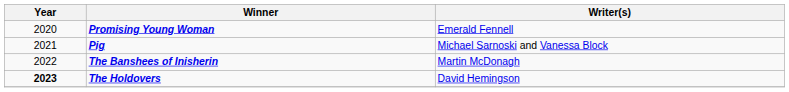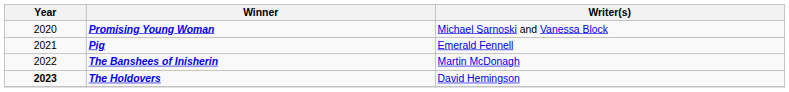(475, 29) Emerald Fennell -> (523, 29) Michael Sarnoski and Vanessa Block
(523, 45) Michael Sarnoski and Vanessa Block -> (475, 45) Emerald Fennell
